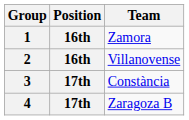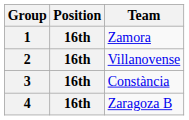(77, 81) 17th -> (77, 81) 16th
(77, 103) 17th -> (77, 103) 16th
